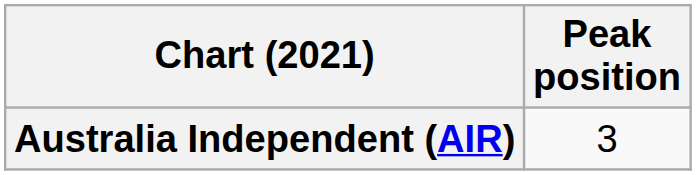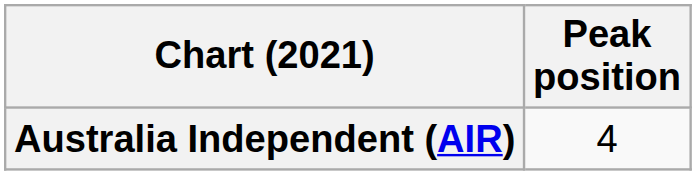(607, 137) 3 -> (607, 137) 4
